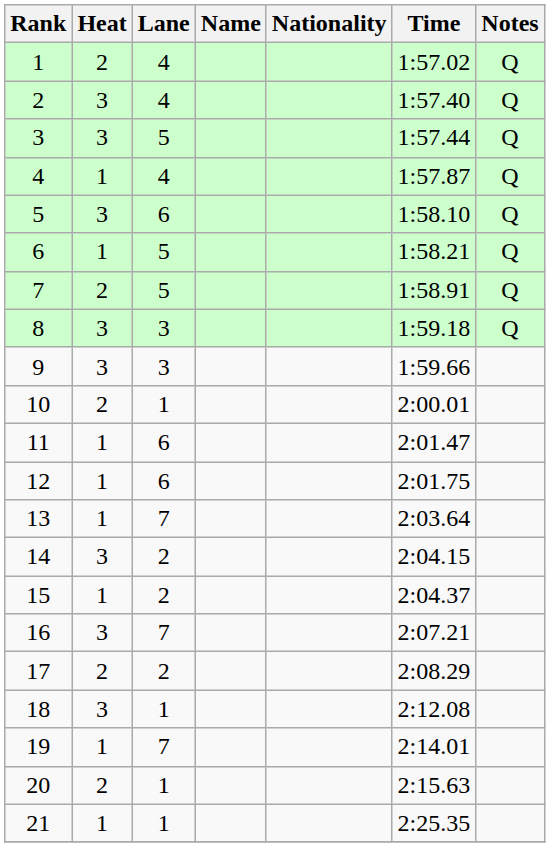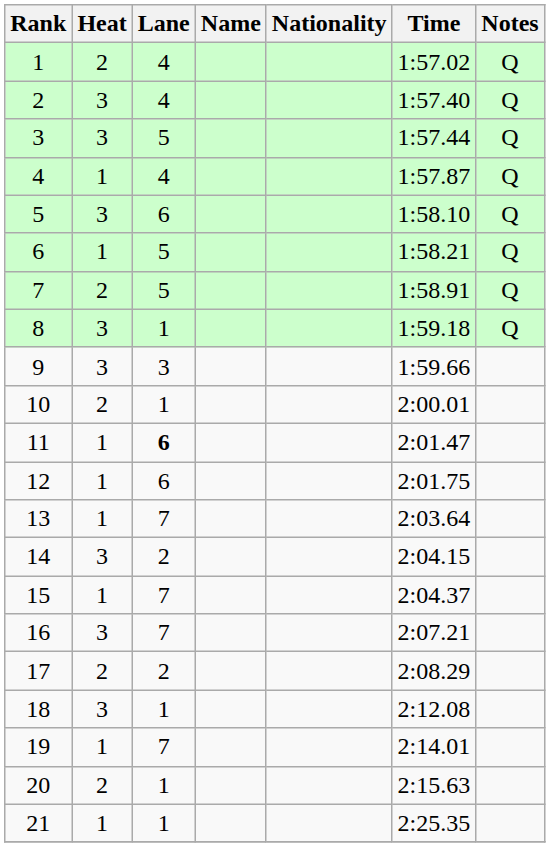(164, 328) 3 -> (164, 328) 1
(164, 442) normal -> (164, 442) bold
(164, 594) 2 -> (164, 594) 7
